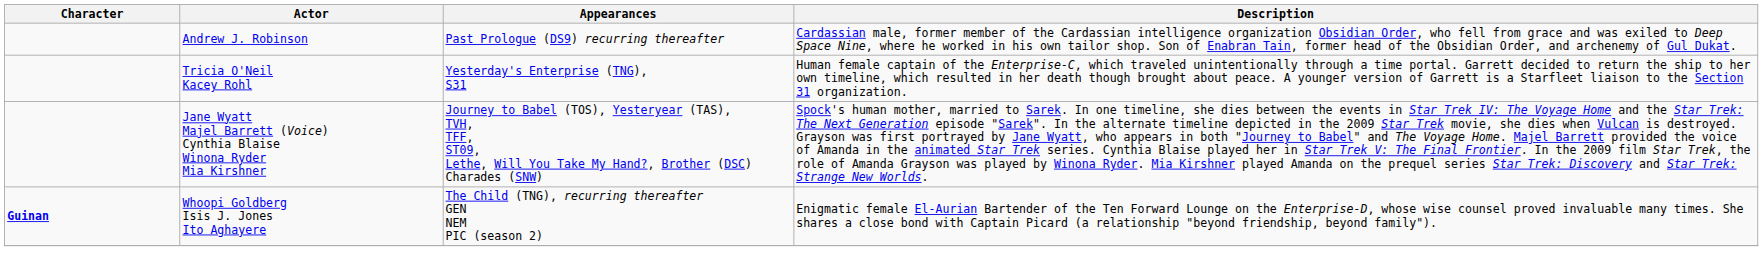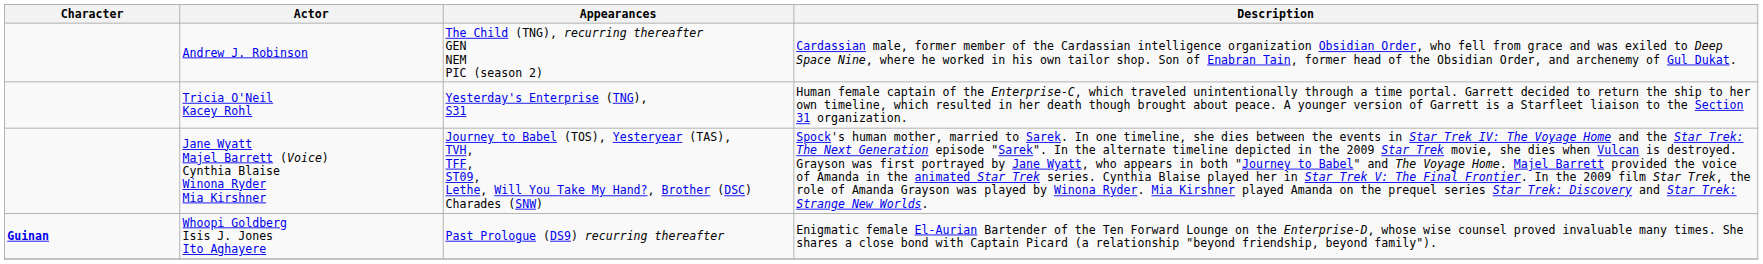(585, 39) Past Prologue (DS9) recurring thereafter -> (574, 53) The Child (TNG), recurring thereafter GEN NEM PIC (season 2)
(574, 216) The Child (TNG), recurring thereafter GEN NEM PIC (season 2) -> (585, 236) Past Prologue (DS9) recurring thereafter
